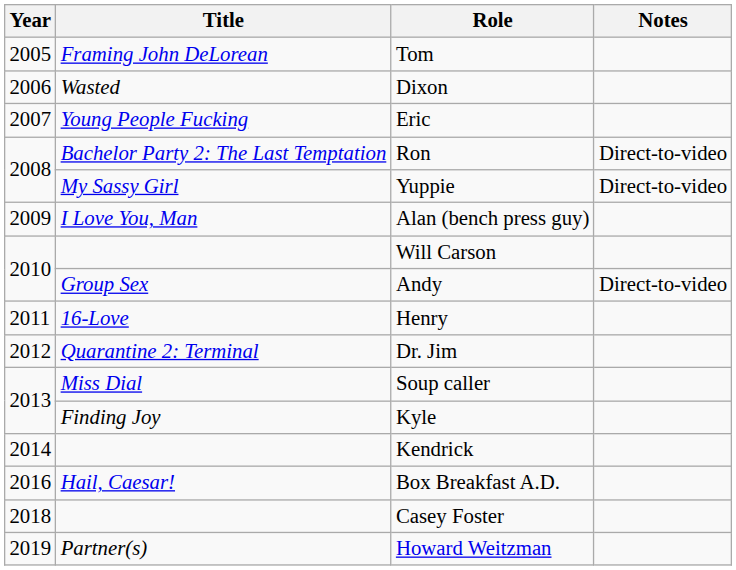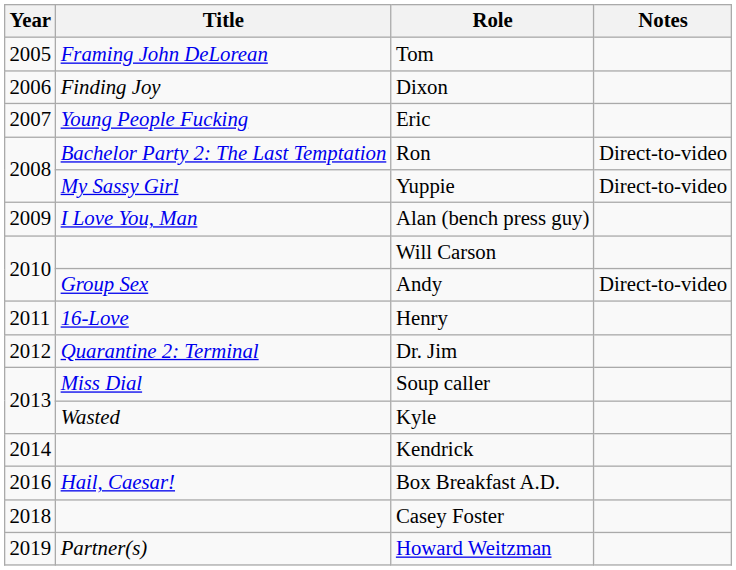(90, 86) Wasted -> (111, 86) Finding Joy
(111, 416) Finding Joy -> (90, 416) Wasted
